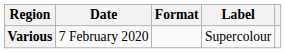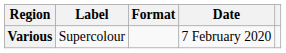columns swapped: (104, 15) <-> (238, 15)
